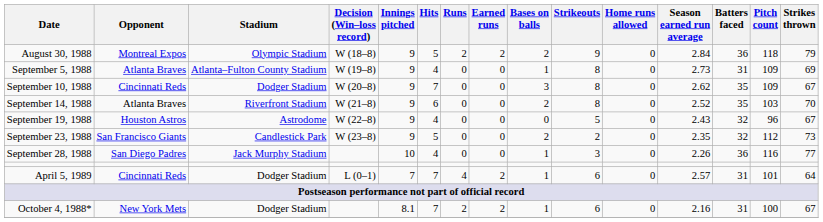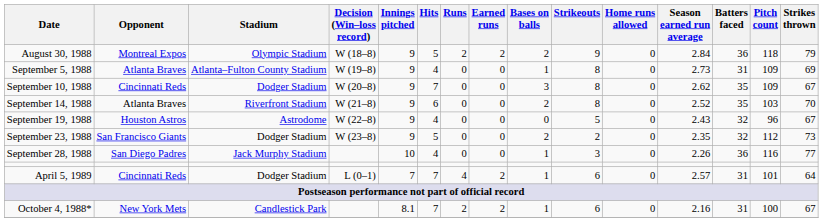(291, 137) Candlestick Park -> (292, 137) Dodger Stadium
(292, 208) Dodger Stadium -> (291, 208) Candlestick Park
